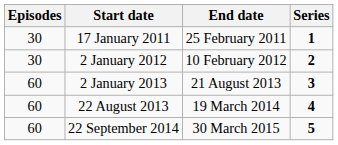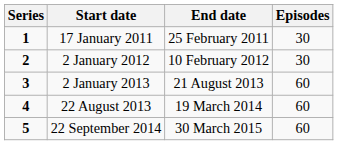columns swapped: (311, 15) <-> (35, 15)
